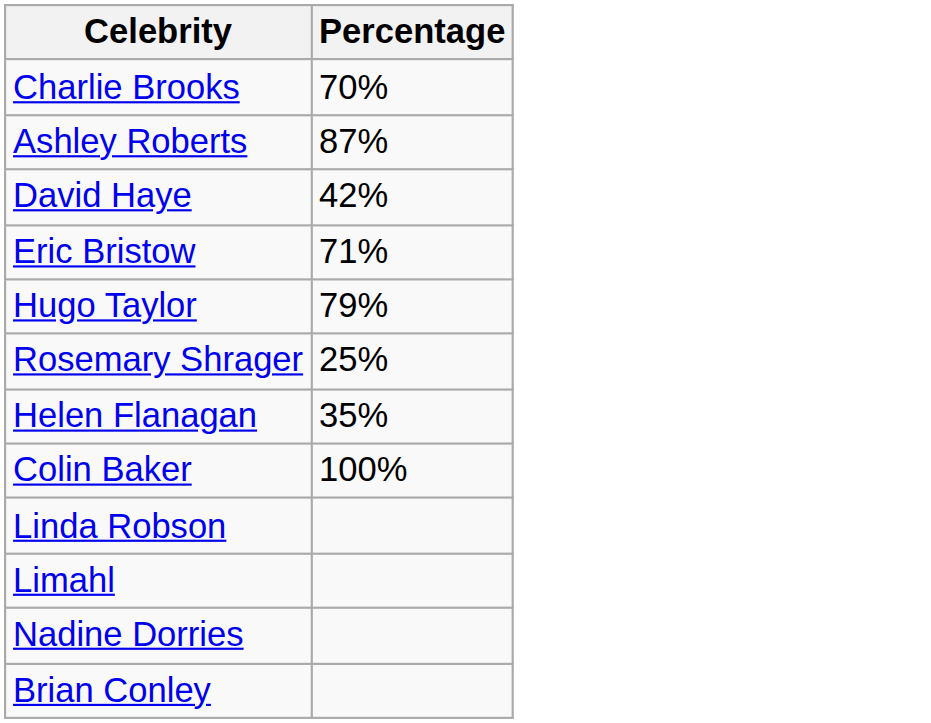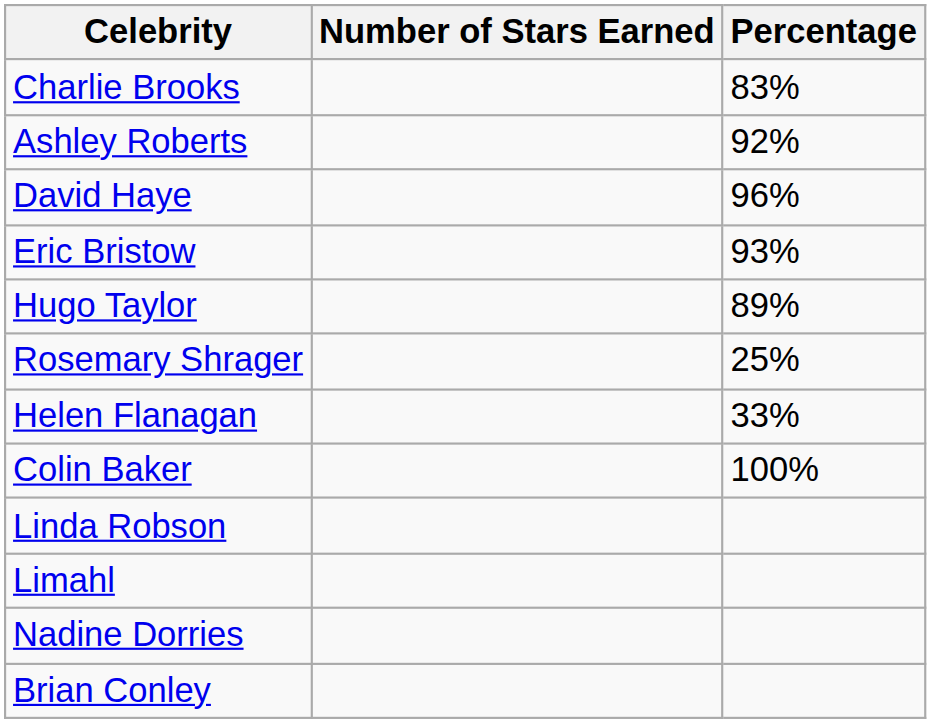+ column: (517, 31)
(354, 86) 70% -> (765, 86) 83%
(354, 141) 87% -> (765, 141) 92%
(354, 196) 42% -> (765, 196) 96%
(354, 251) 71% -> (765, 251) 93%
(354, 305) 79% -> (765, 305) 89%
(354, 415) 35% -> (765, 415) 33%
